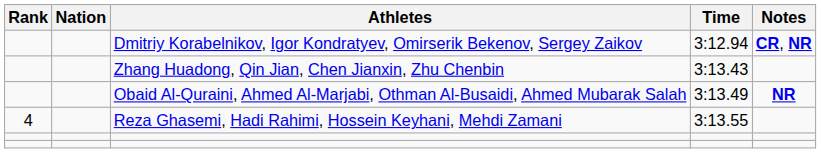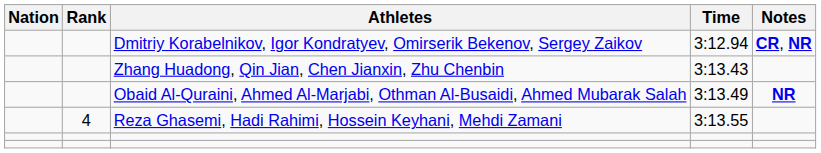columns swapped: (28, 18) <-> (81, 18)
